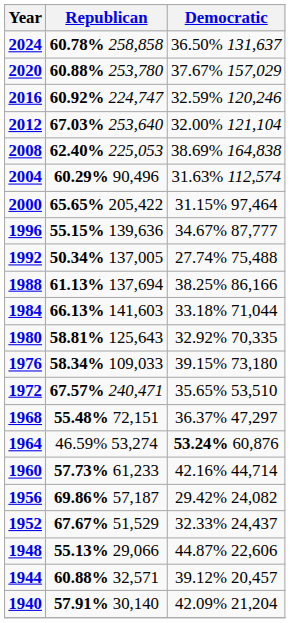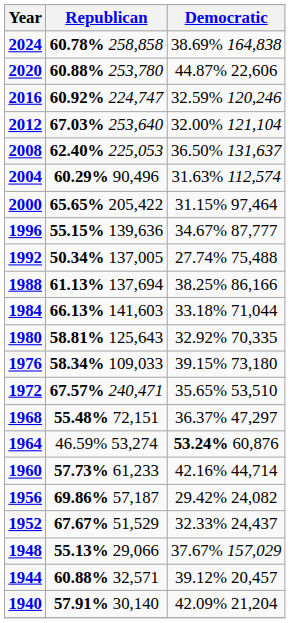(226, 44) 36.50% 131,637 -> (226, 44) 38.69% 164,838
(226, 71) 37.67% 157,029 -> (226, 71) 44.87% 22,606
(226, 151) 38.69% 164,838 -> (226, 151) 36.50% 131,637
(226, 550) 44.87% 22,606 -> (226, 550) 37.67% 157,029
